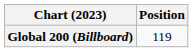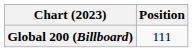(162, 36) 119 -> (162, 36) 111
